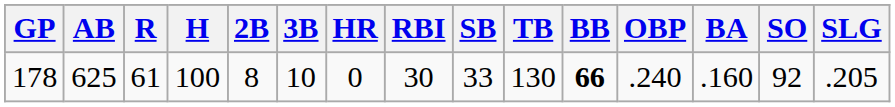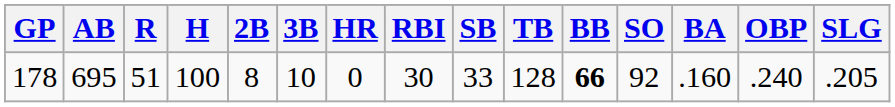columns swapped: (787, 28) <-> (655, 28)
(94, 76) 625 -> (94, 76) 695
(146, 76) 61 -> (146, 76) 51
(533, 76) 130 -> (533, 76) 128
